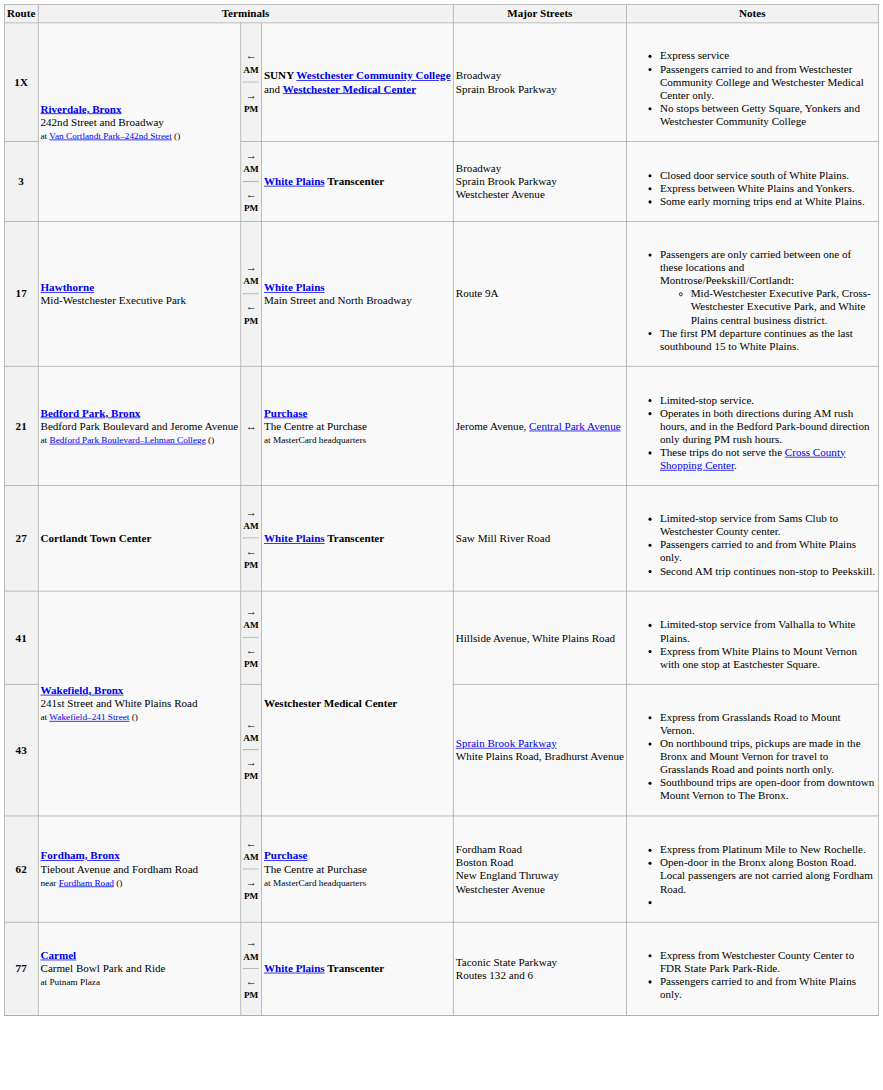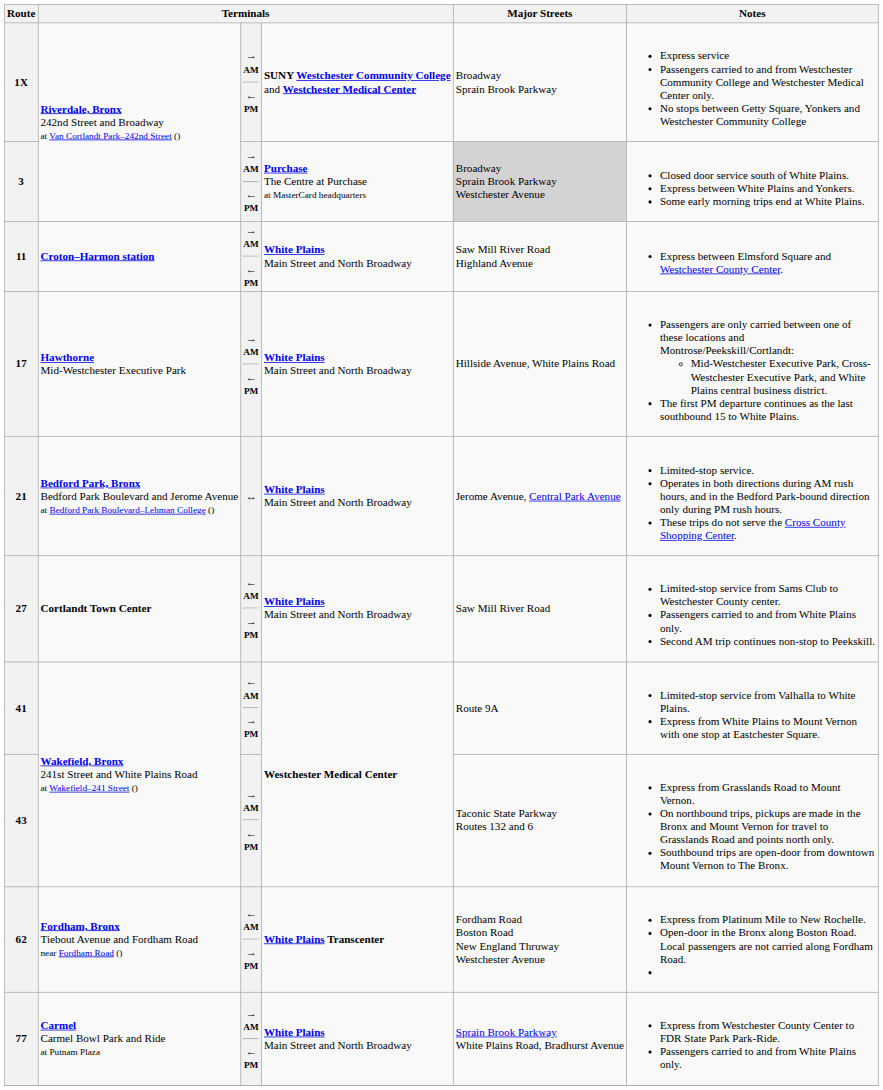(251, 83) ← AM → PM -> (251, 83) → AM ← PM
(324, 182) White Plains Transcenter -> (315, 182) Purchase The Centre at Purchase at MasterCard headquarters
(506, 182) no background -> (506, 182) lightgrey background
+ row: (21, 256)
(477, 294) Route 9A -> (535, 364) Hillside Avenue, White Plains Road
(315, 426) Purchase The Centre at Purchase at MasterCard headquarters -> (338, 496) White Plains Main Street and North Broadway
(251, 539) → AM ← PM -> (251, 609) ← AM → PM
(324, 538) White Plains Transcenter -> (338, 609) White Plains Main Street and North Broadway
(251, 638) → AM ← PM -> (251, 708) ← AM → PM
(535, 638) Hillside Avenue, White Plains Road -> (477, 708) Route 9A
(251, 751) ← AM → PM -> (251, 821) → AM ← PM
(540, 750) Sprain Brook Parkway White Plains Road, Bradhurst Avenue -> (506, 820) Taconic State Parkway Routes 132 and 6
(315, 869) Purchase The Centre at Purchase at MasterCard headquarters -> (324, 939) White Plains Transcenter
(324, 969) White Plains Transcenter -> (338, 1039) White Plains Main Street and North Broadway
(506, 969) Taconic State Parkway Routes 132 and 6 -> (540, 1039) Sprain Brook Parkway White Plains Road, Bradhurst Avenue
